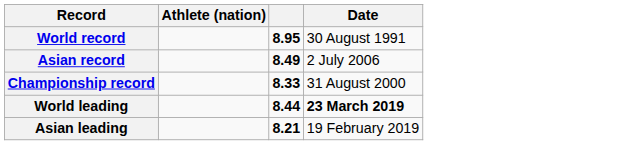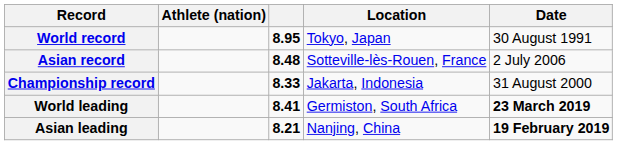+ column: (397, 15)
(286, 60) 8.49 -> (286, 60) 8.48
(286, 106) 8.44 -> (286, 106) 8.41
(363, 128) normal -> (551, 128) bold
